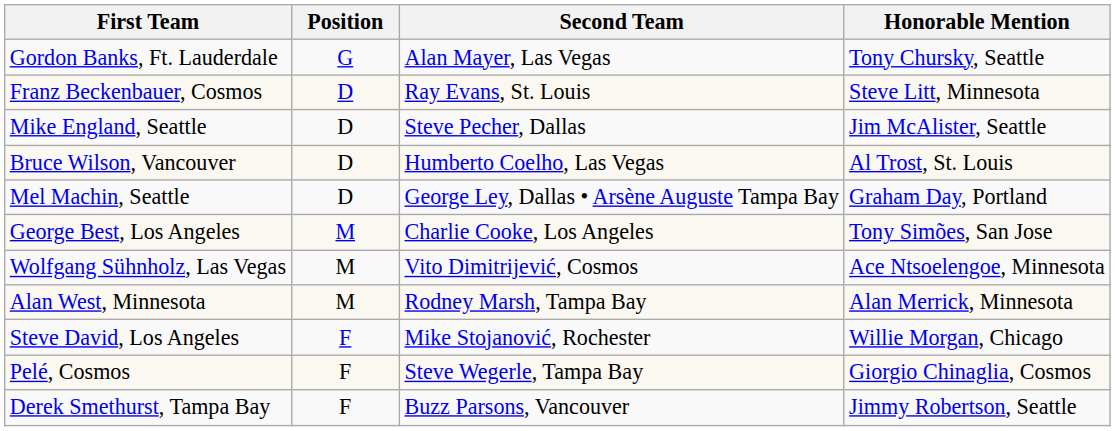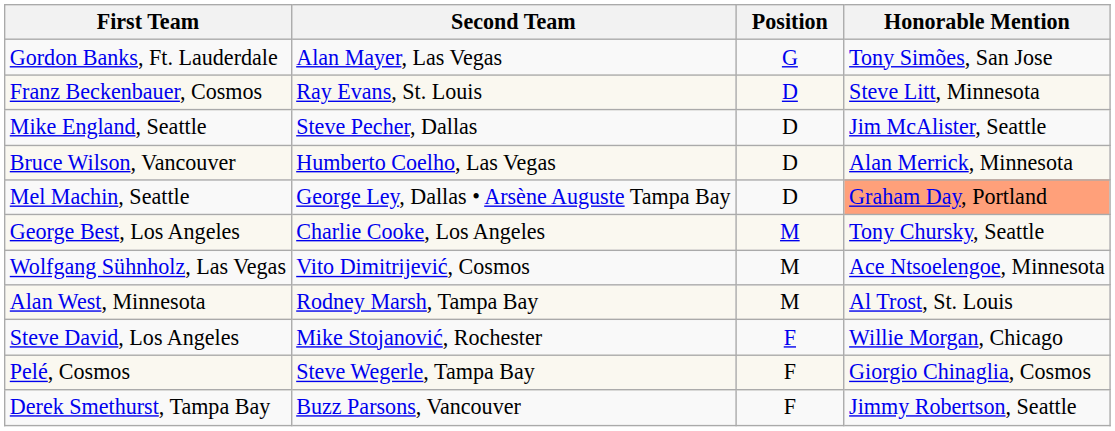columns swapped: (345, 22) <-> (622, 22)
(947, 57) Tony Chursky, Seattle -> (951, 57) Tony Simões, San Jose
(931, 162) Al Trost, St. Louis -> (961, 162) Alan Merrick, Minnesota
(948, 197) no background -> (948, 197) lightsalmon background
(951, 232) Tony Simões, San Jose -> (947, 232) Tony Chursky, Seattle
(961, 302) Alan Merrick, Minnesota -> (931, 302) Al Trost, St. Louis
